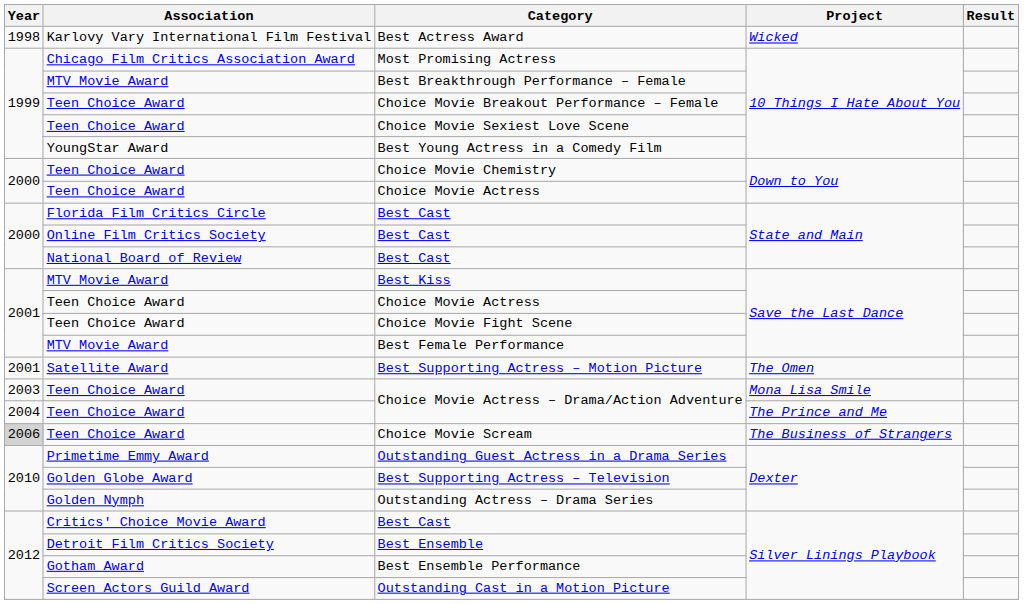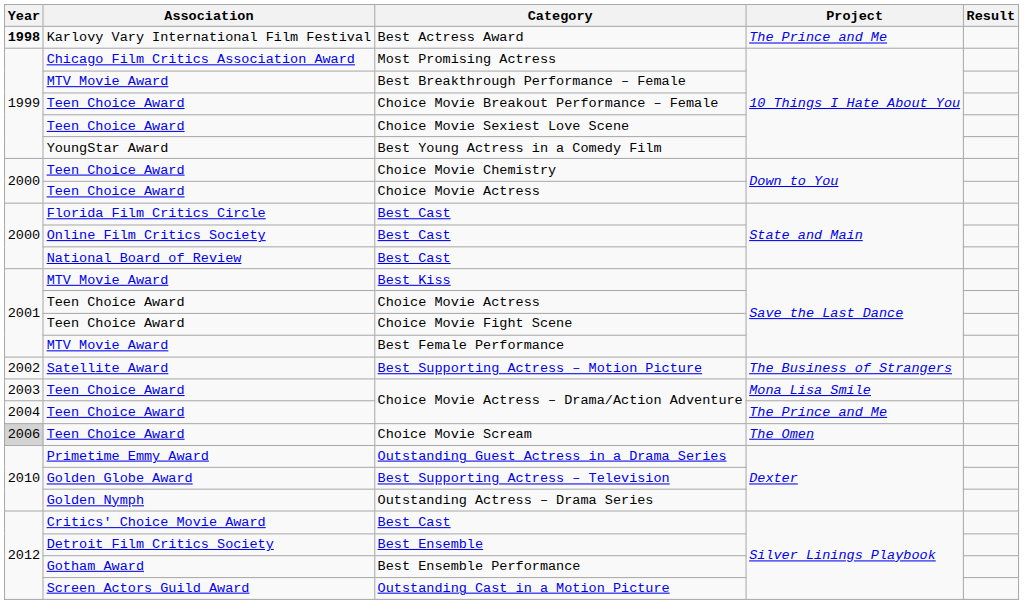(24, 38) normal -> (24, 38) bold
(774, 38) Wicked -> (818, 38) The Prince and Me
(24, 368) 2001 -> (24, 368) 2002
(782, 368) The Omen -> (851, 368) The Business of Strangers
(851, 434) The Business of Strangers -> (782, 434) The Omen
